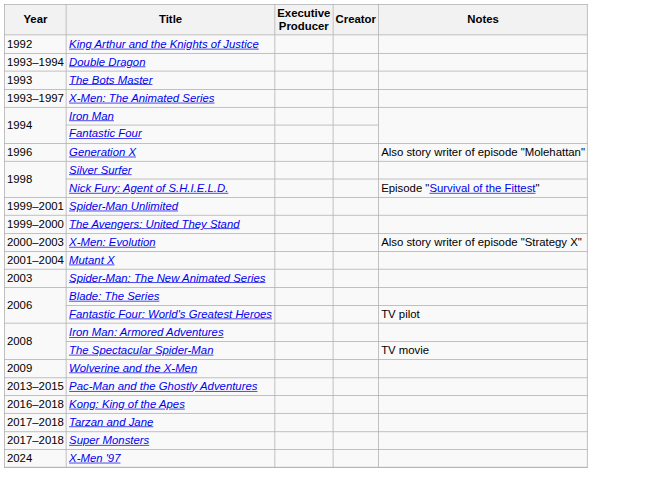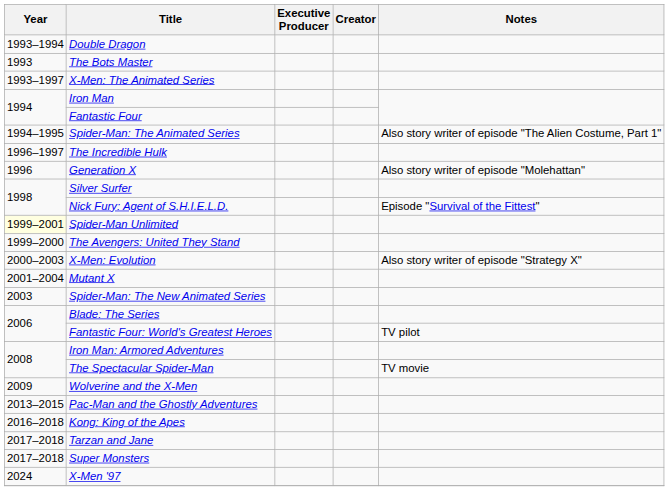- row: (164, 44)
+ row: (154, 134)
+ row: (118, 152)
(35, 206) no background -> (35, 224) lightyellow background
